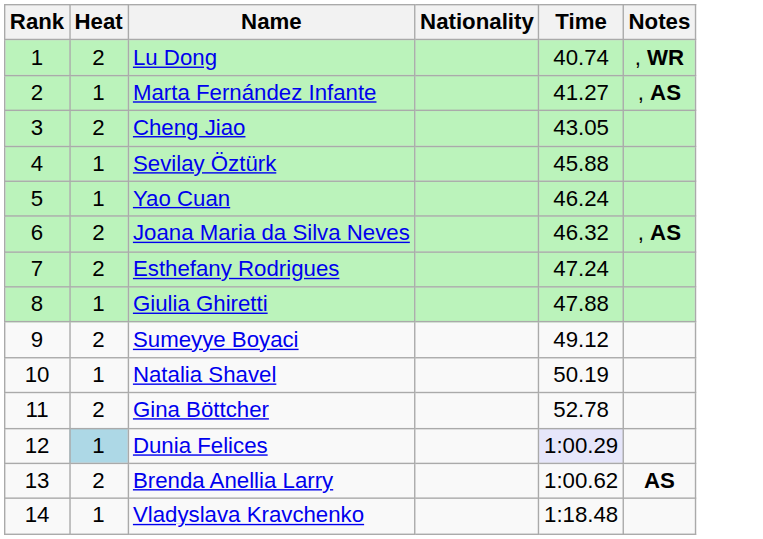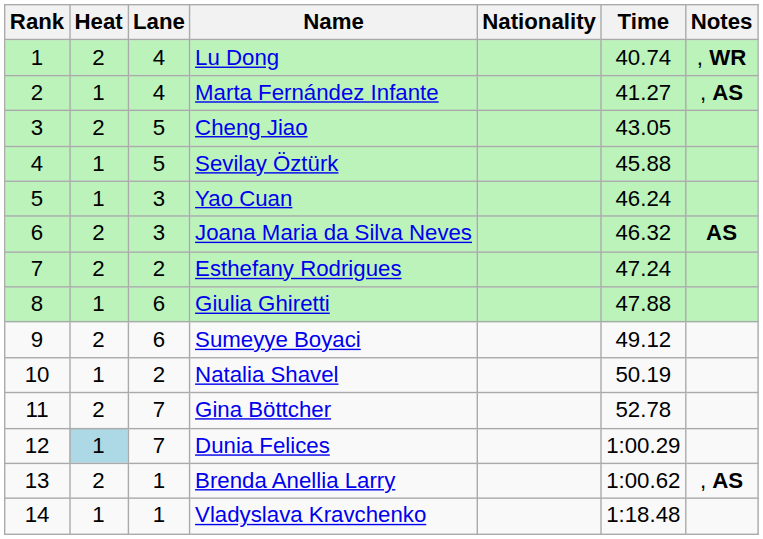+ column: (159, 22)
(659, 233) , AS -> (722, 233) AS
(581, 445) lavender background -> (643, 445) no background
(659, 480) AS -> (722, 480) , AS
